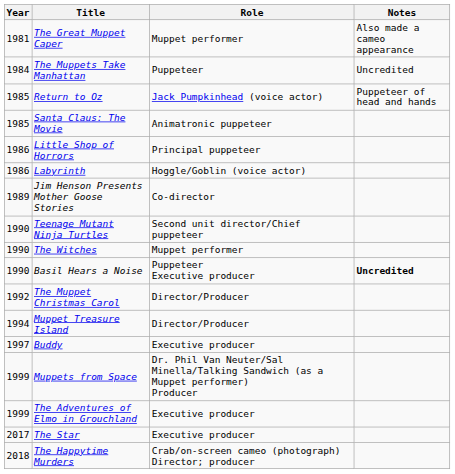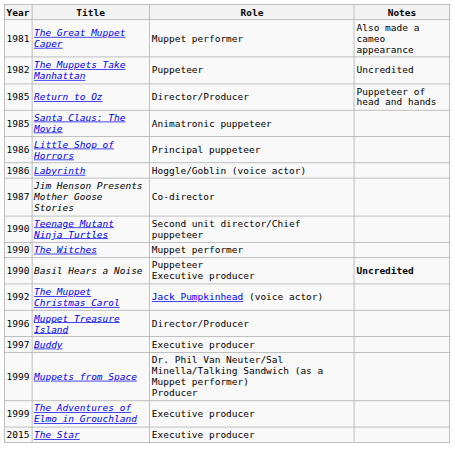(18, 70) 1984 -> (18, 70) 1982
(238, 97) Jack Pumpkinhead (voice actor) -> (200, 97) Director/Producer
(18, 197) 1989 -> (18, 197) 1987
(200, 297) Director/Producer -> (238, 297) Jack Pumpkinhead (voice actor)
(18, 324) 1994 -> (18, 324) 1996
(18, 435) 2017 -> (18, 435) 2015
- row: (71, 456)
